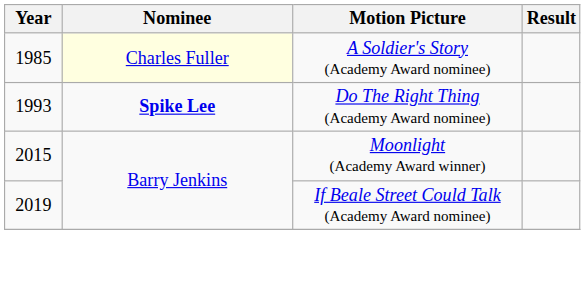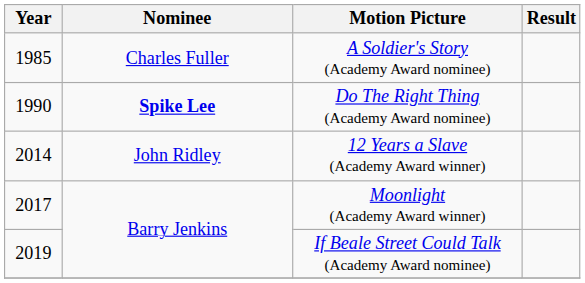(177, 57) lightyellow background -> (177, 57) no background
(33, 106) 1993 -> (33, 106) 1990
+ row: (407, 155)
(33, 155) 2015 -> (33, 204) 2017
